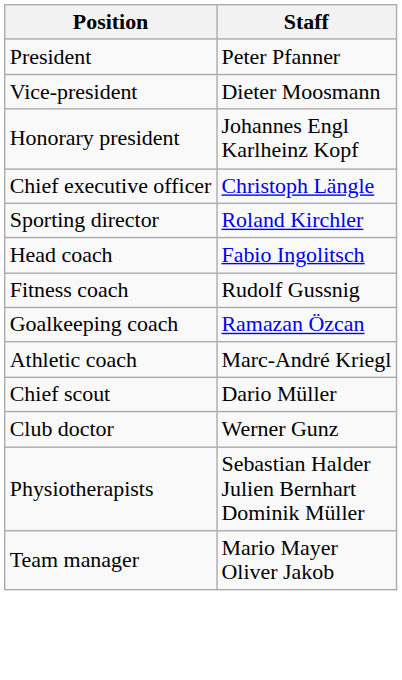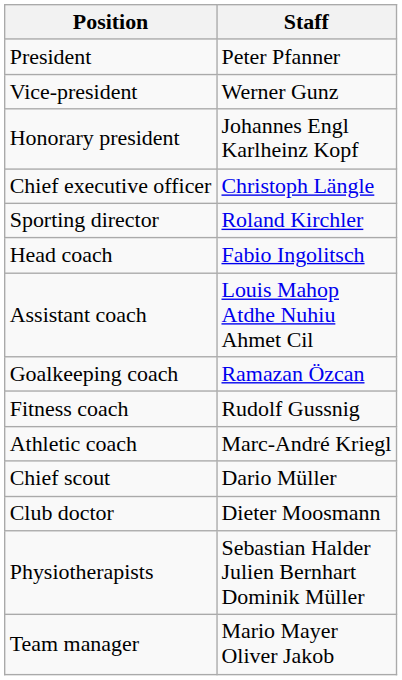(301, 91) Dieter Moosmann -> (280, 91) Werner Gunz
+ row: (78, 314)
rows swapped: (94, 324) <-> (69, 289)
(280, 428) Werner Gunz -> (301, 513) Dieter Moosmann
